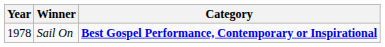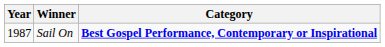(19, 33) 1978 -> (19, 33) 1987
